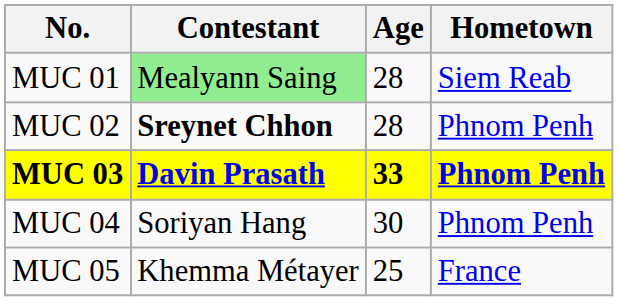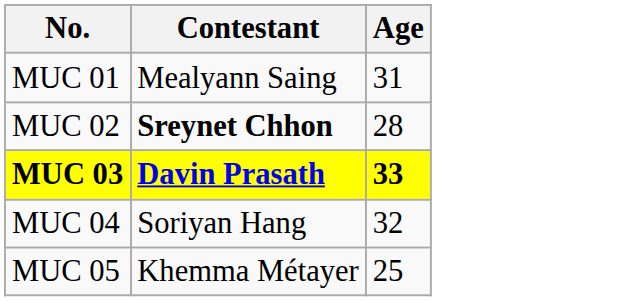- column: (521, 28)
(237, 77) lightgreen background -> (237, 77) no background
(388, 77) 28 -> (388, 77) 31
(388, 222) 30 -> (388, 222) 32
